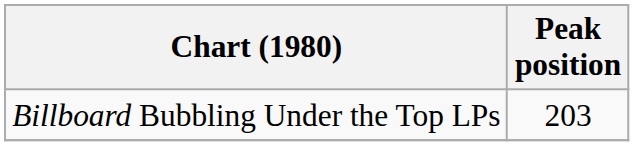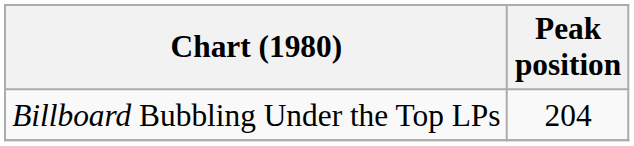(568, 114) 203 -> (568, 114) 204
